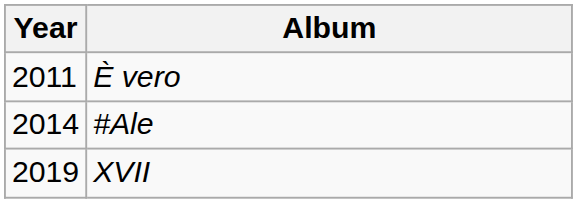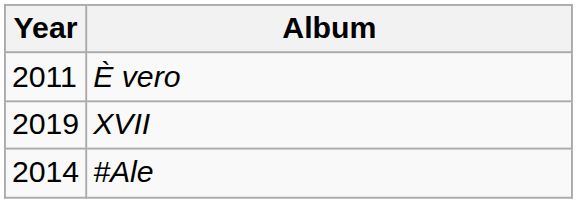rows swapped: (123, 124) <-> (122, 172)
